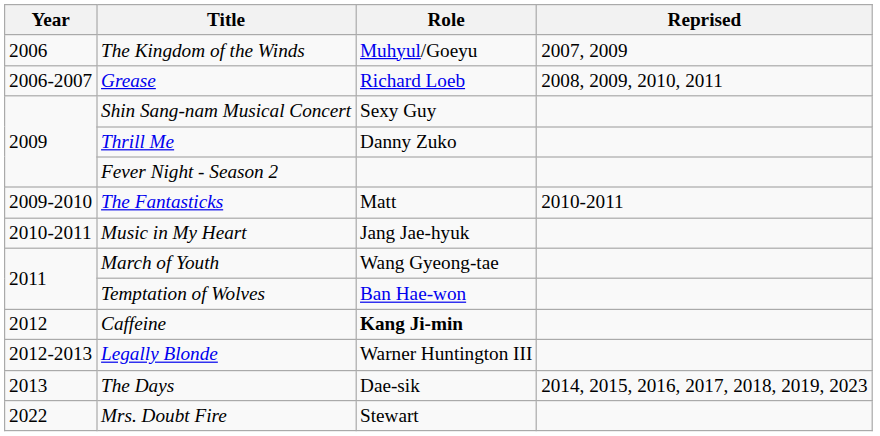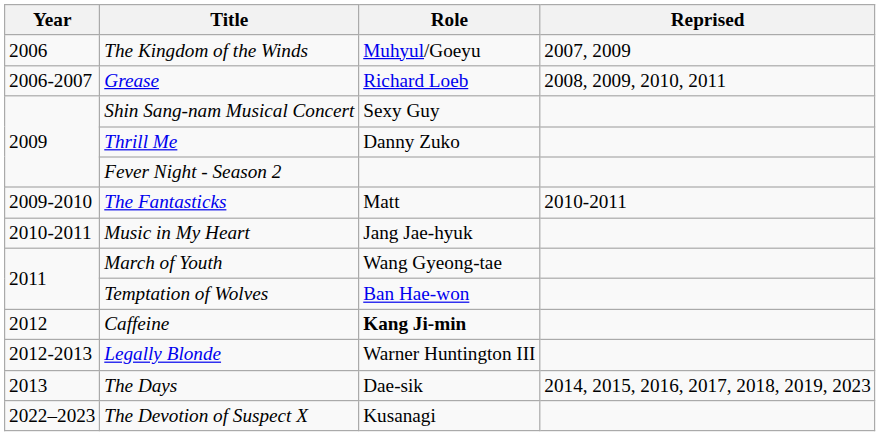- row: (164, 415)
+ row: (206, 415)
